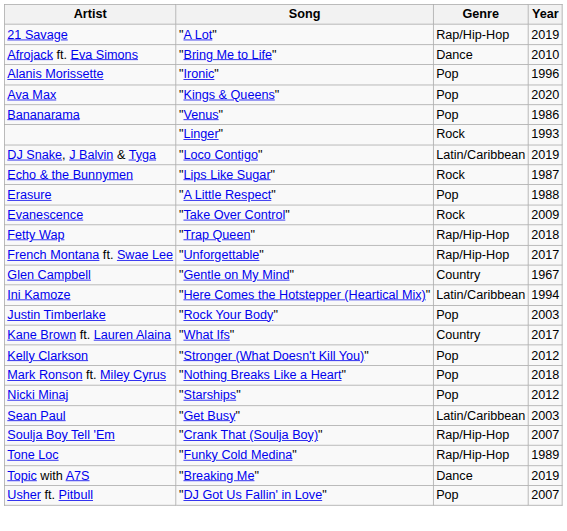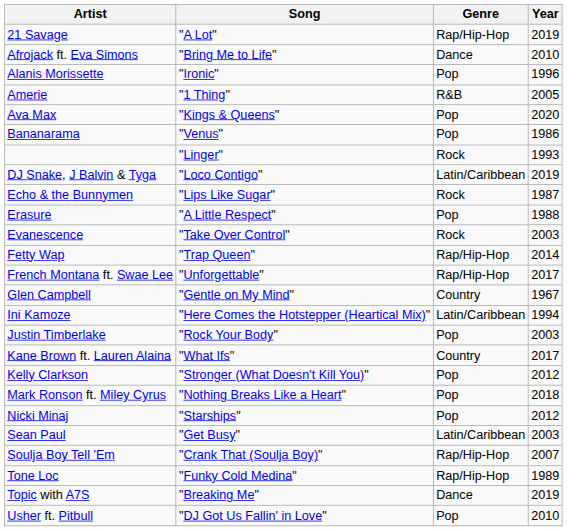+ row: (27, 94)
(545, 214) 2009 -> (545, 235) 2003
(545, 235) 2018 -> (545, 255) 2014
(545, 495) 2007 -> (545, 515) 2010
